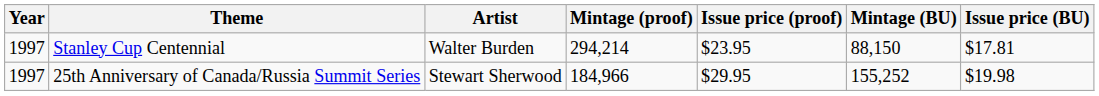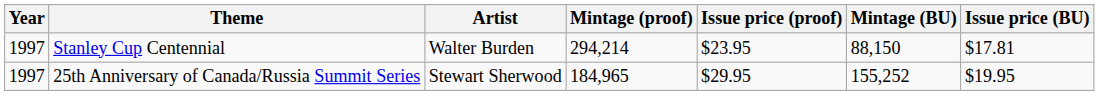(599, 76) 184,966 -> (599, 76) 184,965
(990, 76) $19.98 -> (990, 76) $19.95
